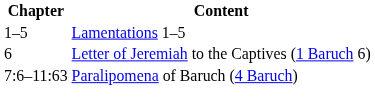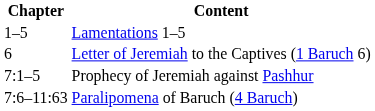+ row: (193, 76)
